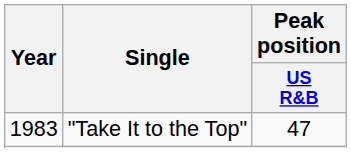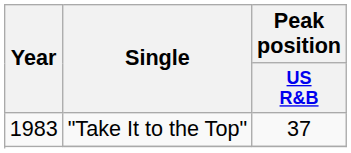(299, 129) 47 -> (299, 129) 37
